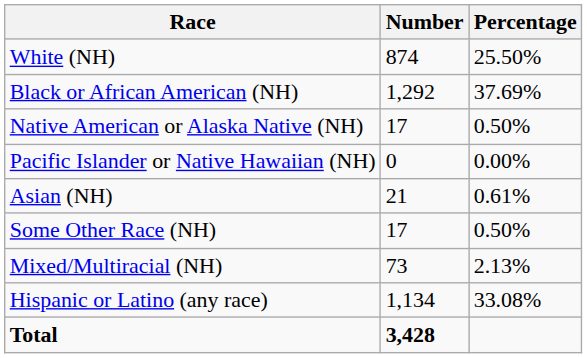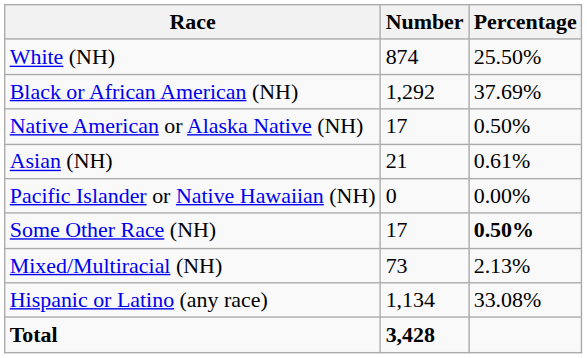rows swapped: (61, 195) <-> (193, 160)
(502, 230) normal -> (504, 230) bold
